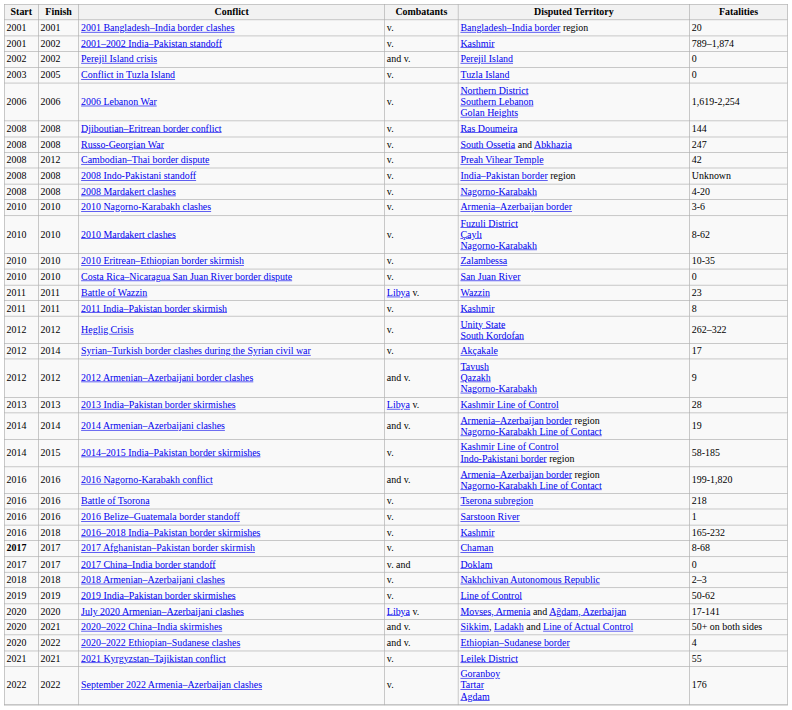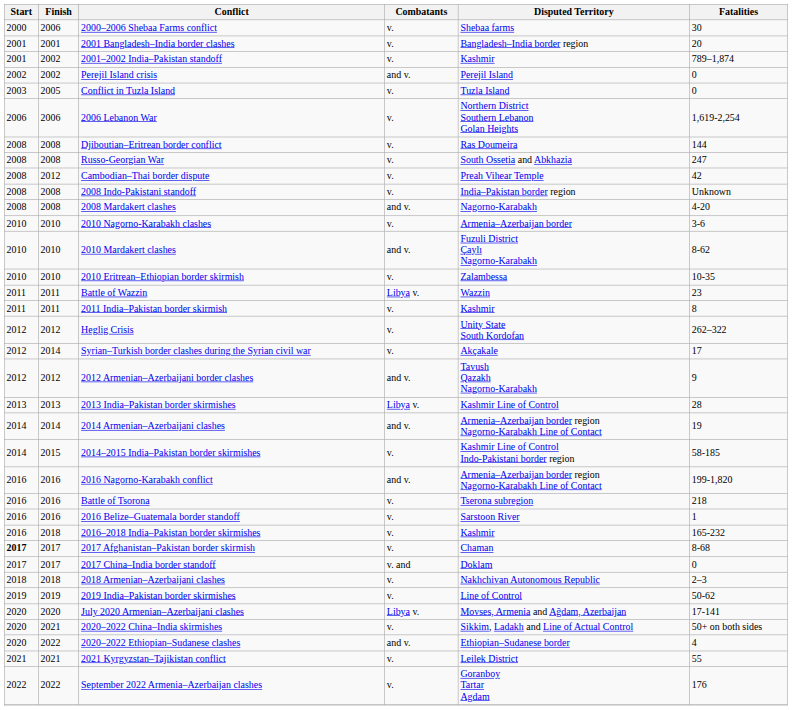+ row: (149, 28)
(390, 192) v. -> (399, 207) and v.
(390, 234) v. -> (399, 250) and v.
- row: (187, 277)
(399, 627) and v. -> (390, 627) v.
